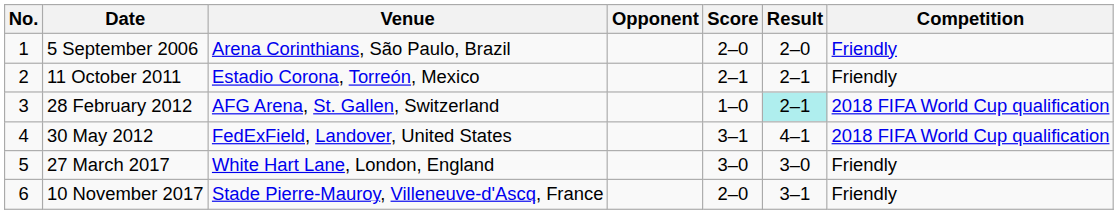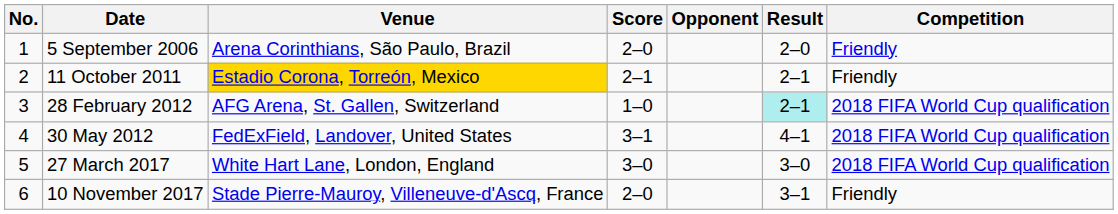columns swapped: (655, 19) <-> (733, 19)
(346, 77) no background -> (346, 77) gold background
(864, 164) Friendly -> (971, 164) 2018 FIFA World Cup qualification
